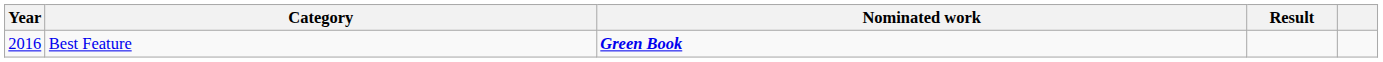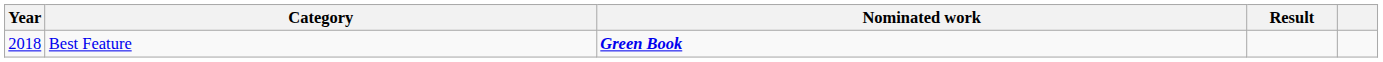(25, 43) 2016 -> (25, 43) 2018
